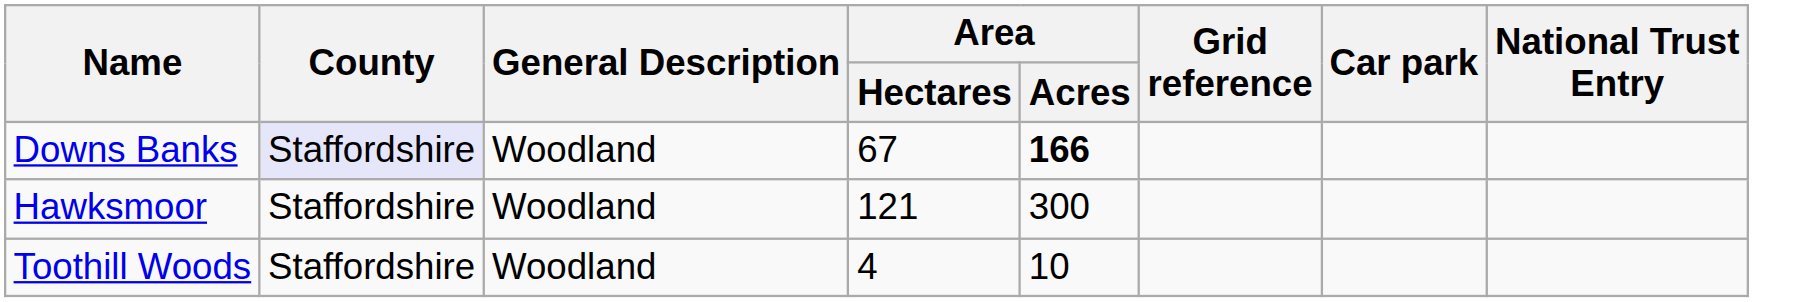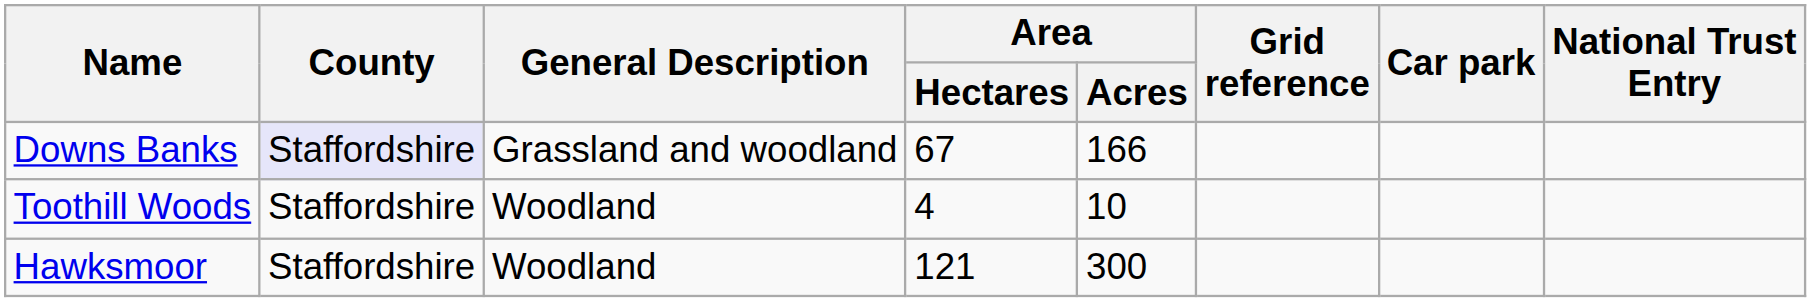(574, 149) Woodland -> (695, 149) Grassland and woodland
(1059, 149) bold -> (1117, 149) normal
rows swapped: (110, 207) <-> (132, 265)
